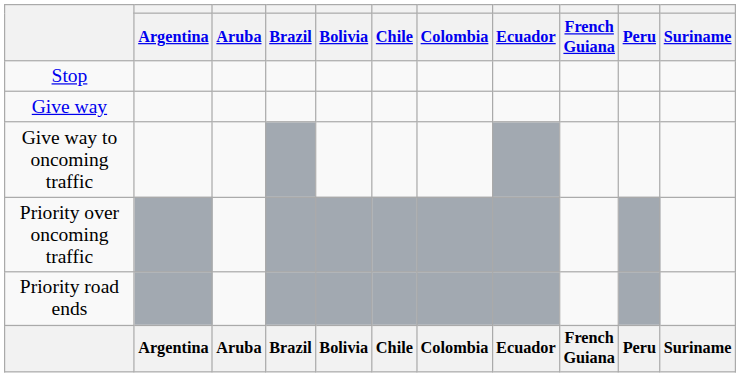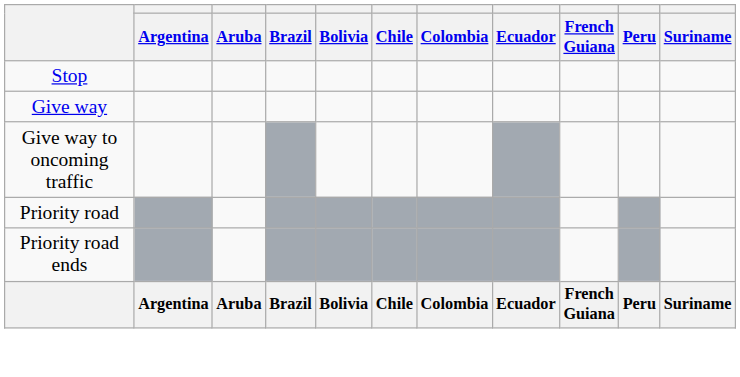- row: (69, 234)
+ row: (69, 212)
